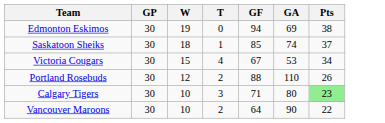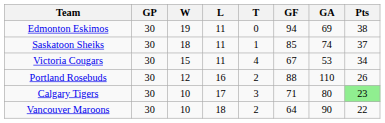+ column: (221, 12)
